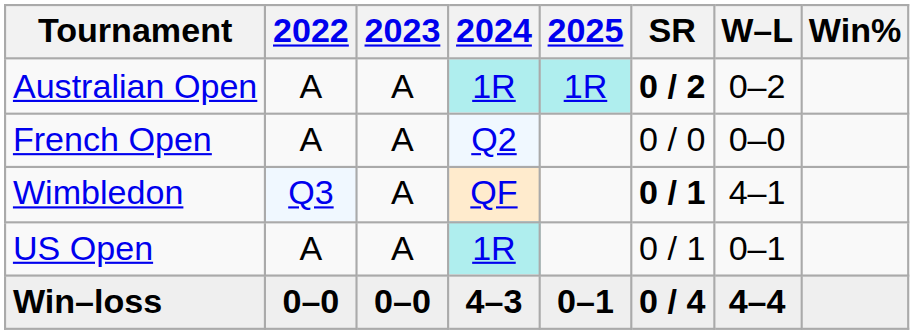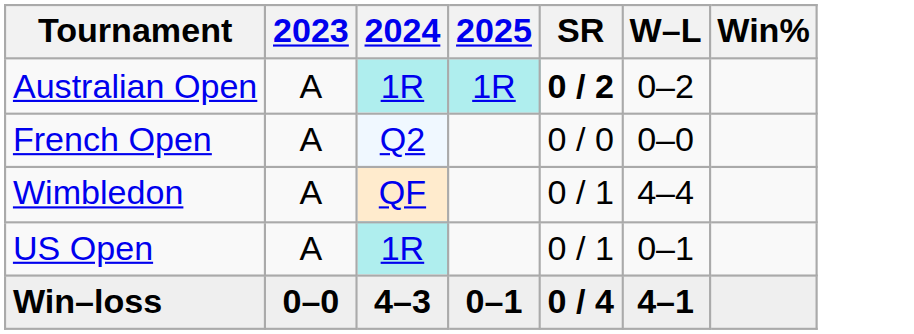- column: (311, 31)
(672, 193) bold -> (581, 193) normal
(757, 193) 4–1 -> (666, 193) 4–4
(757, 301) 4–4 -> (666, 301) 4–1
